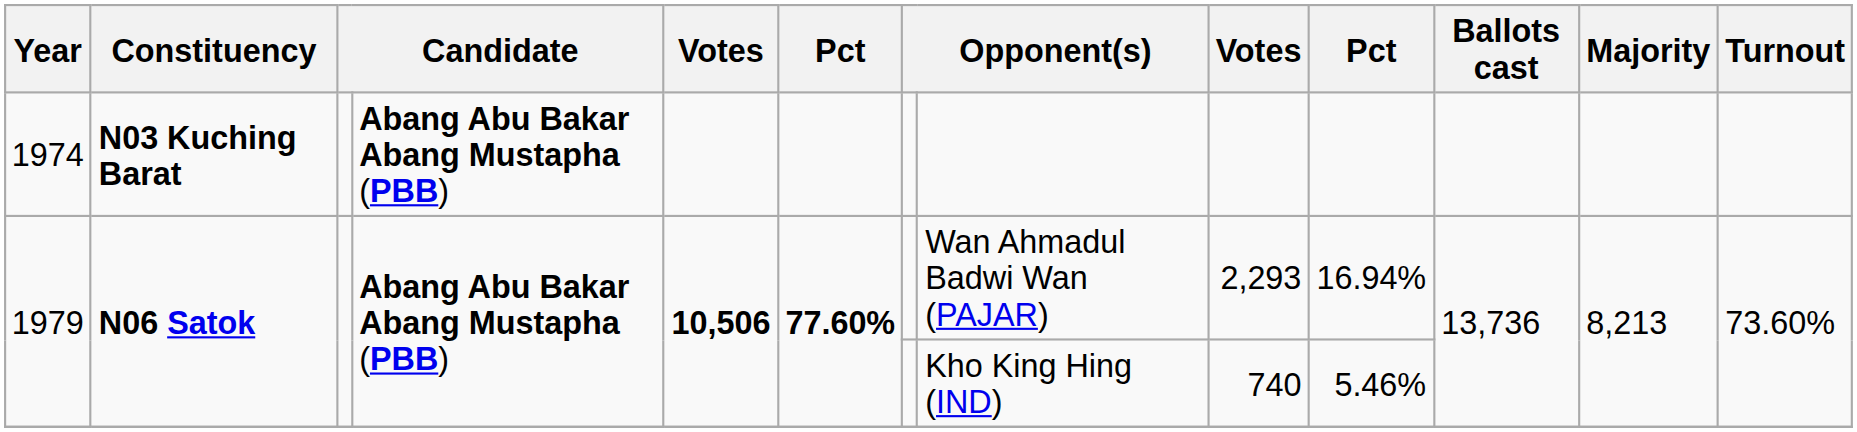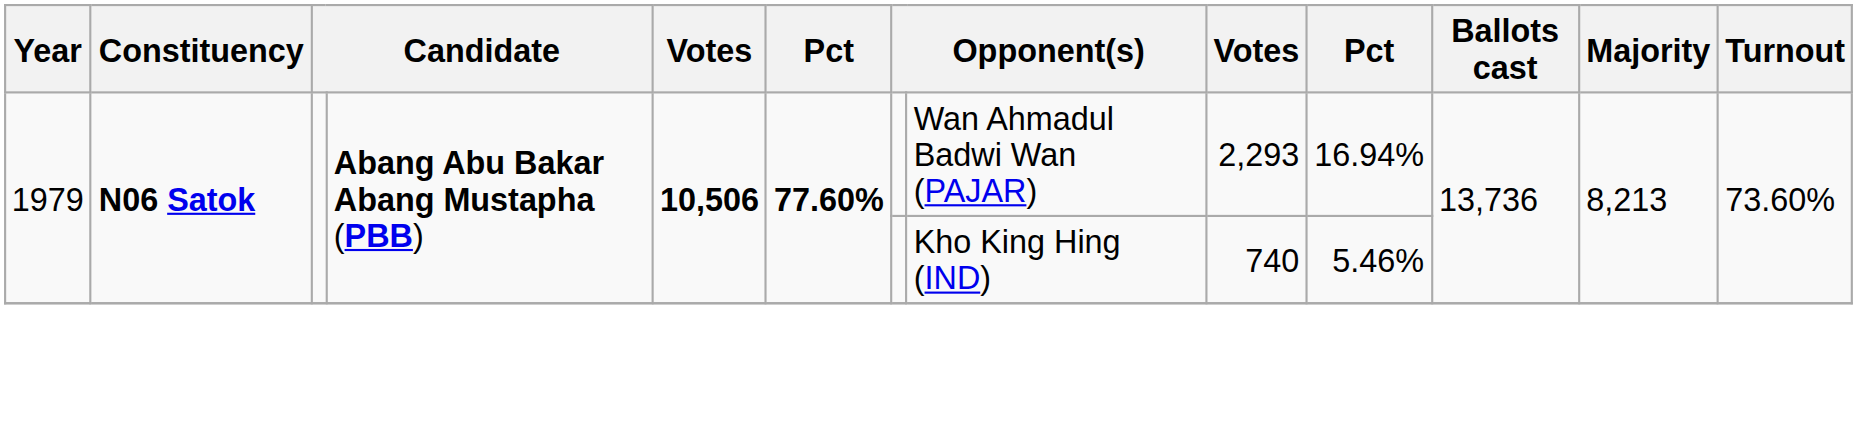- row: (48, 154)
